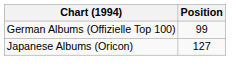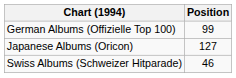+ row: (94, 64)
